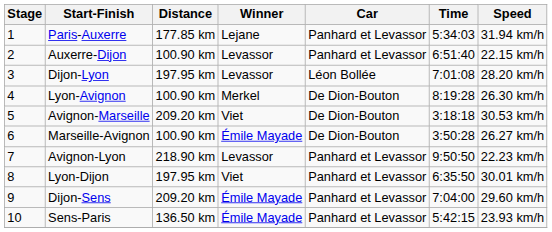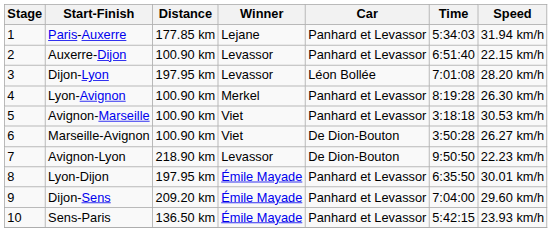(354, 95) De Dion-Bouton -> (367, 95) Panhard et Levassor
(185, 116) 209.20 km -> (185, 116) 100.90 km
(354, 116) De Dion-Bouton -> (367, 116) Panhard et Levassor
(262, 136) Émile Mayade -> (232, 136) Viet
(367, 156) Panhard et Levassor -> (354, 156) De Dion-Bouton
(232, 177) Viet -> (262, 177) Émile Mayade
